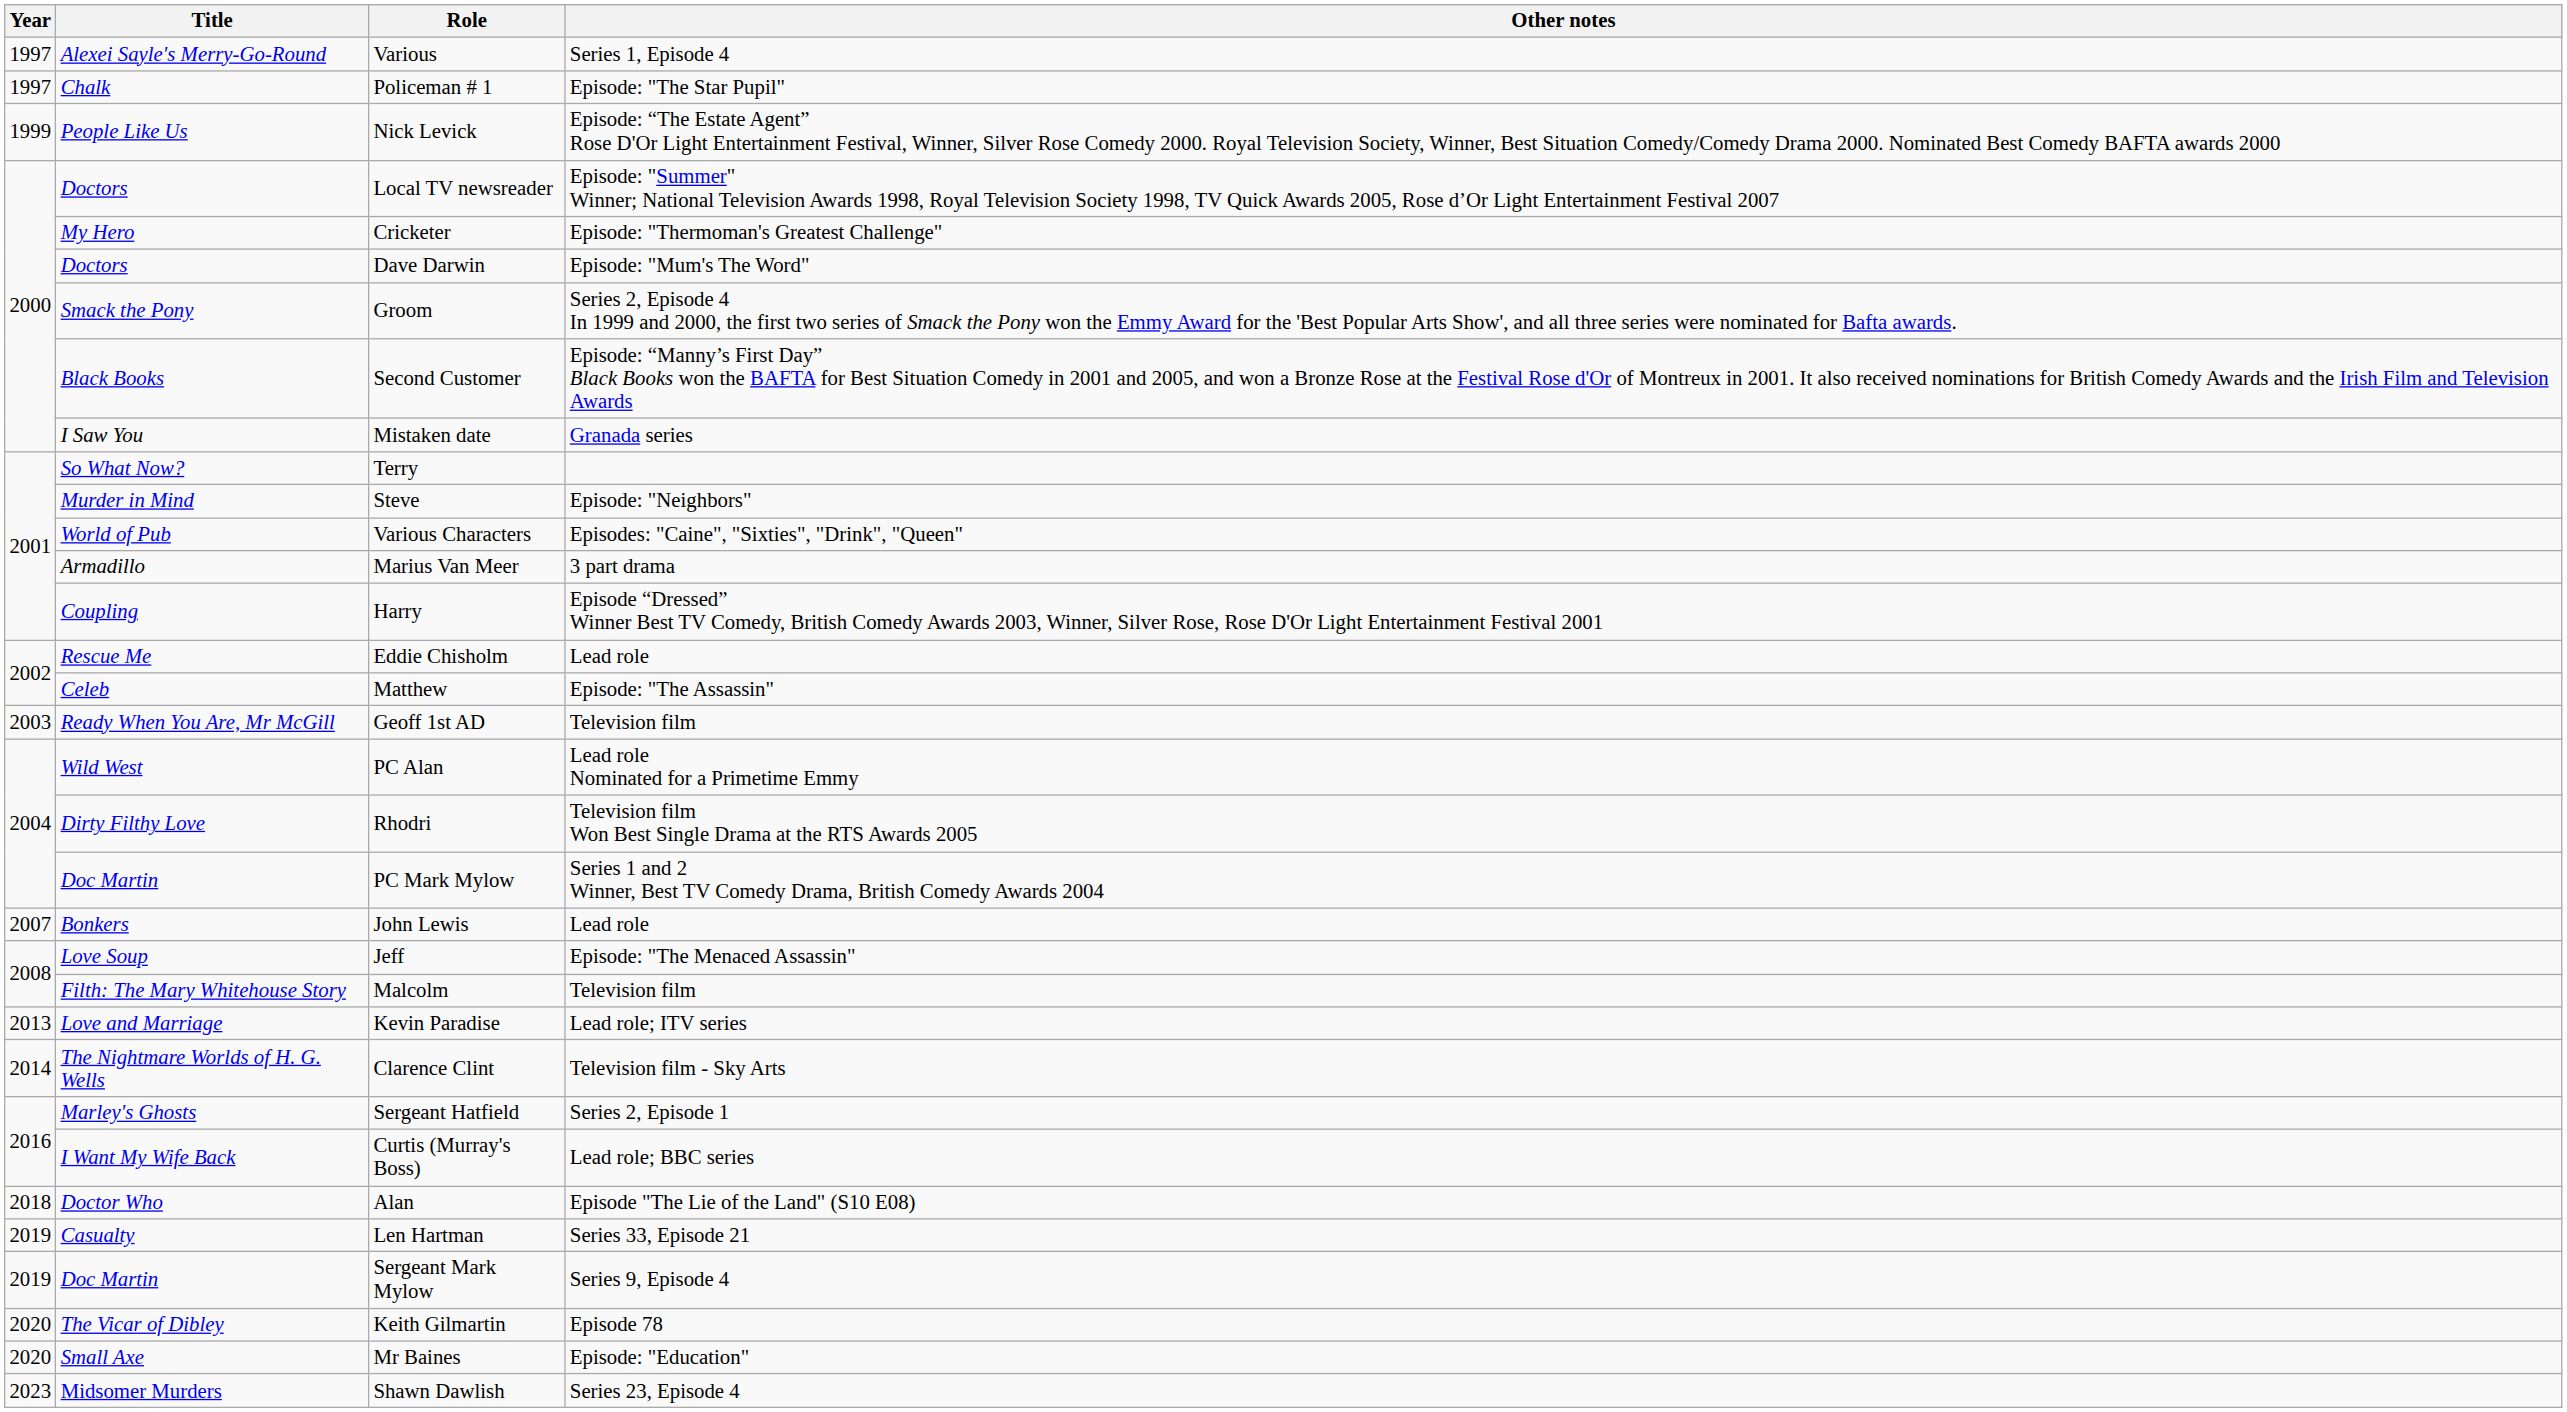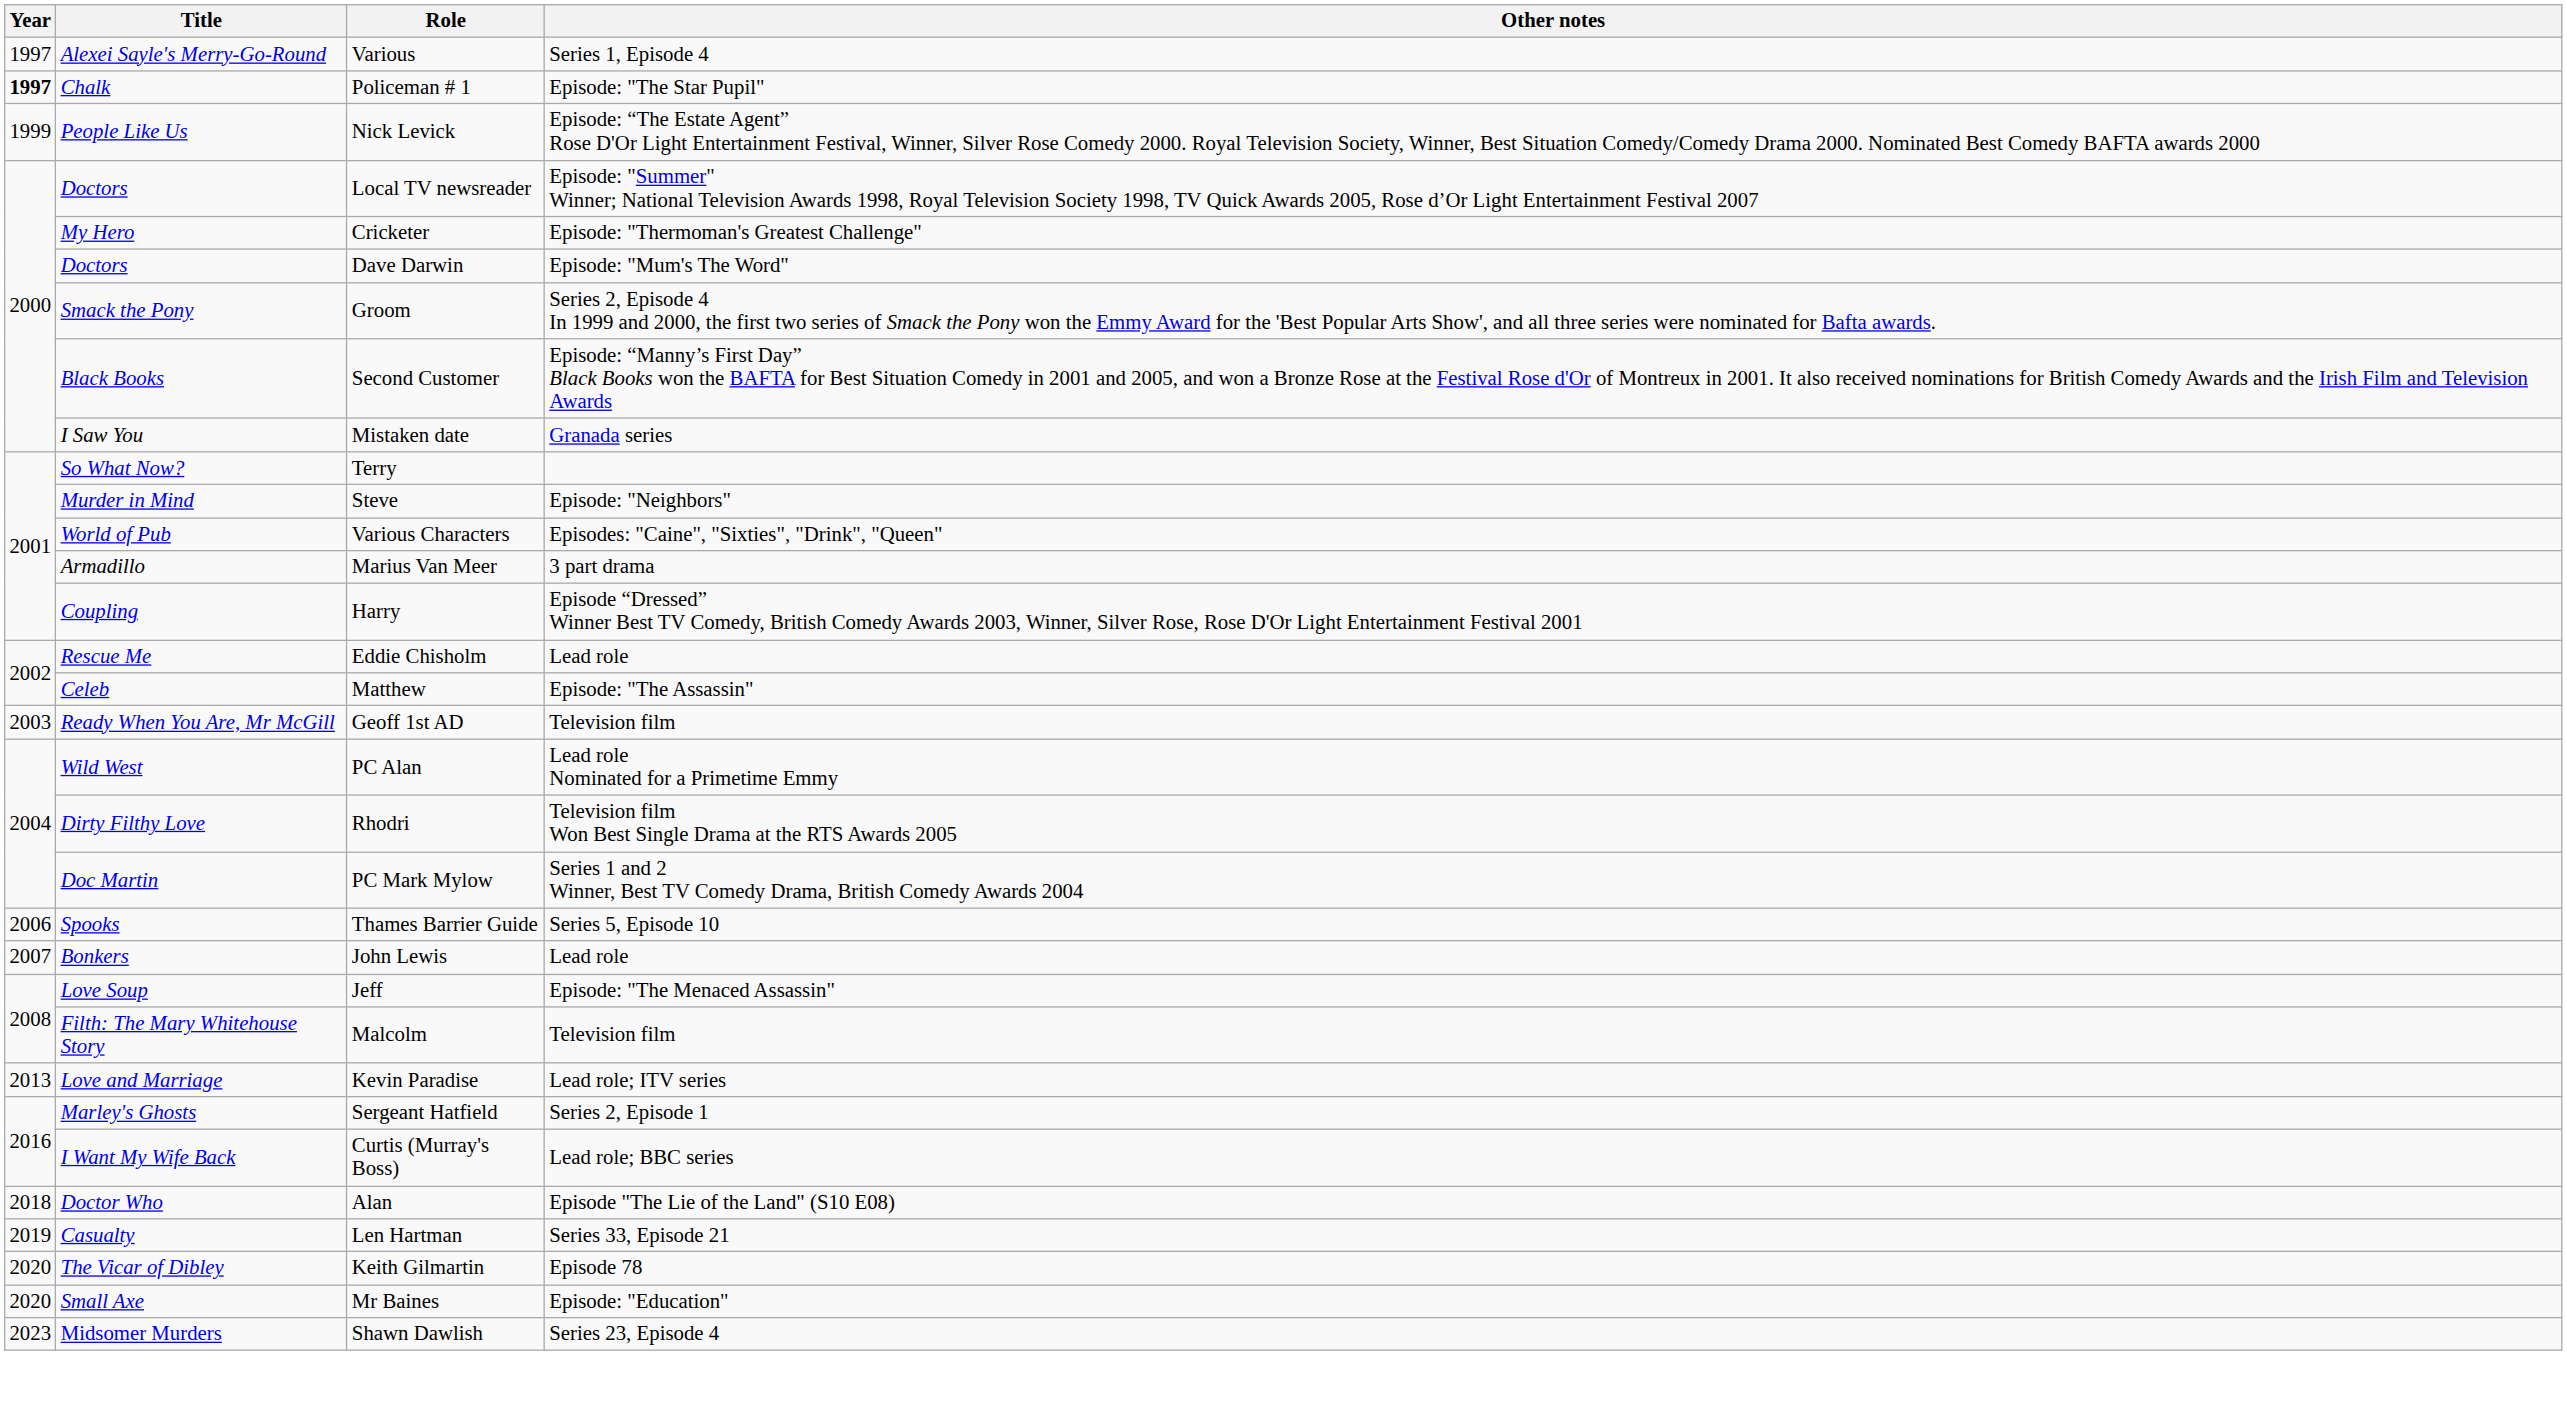(30, 86) normal -> (30, 86) bold
+ row: (445, 924)
- row: (434, 1067)
- row: (435, 1279)
